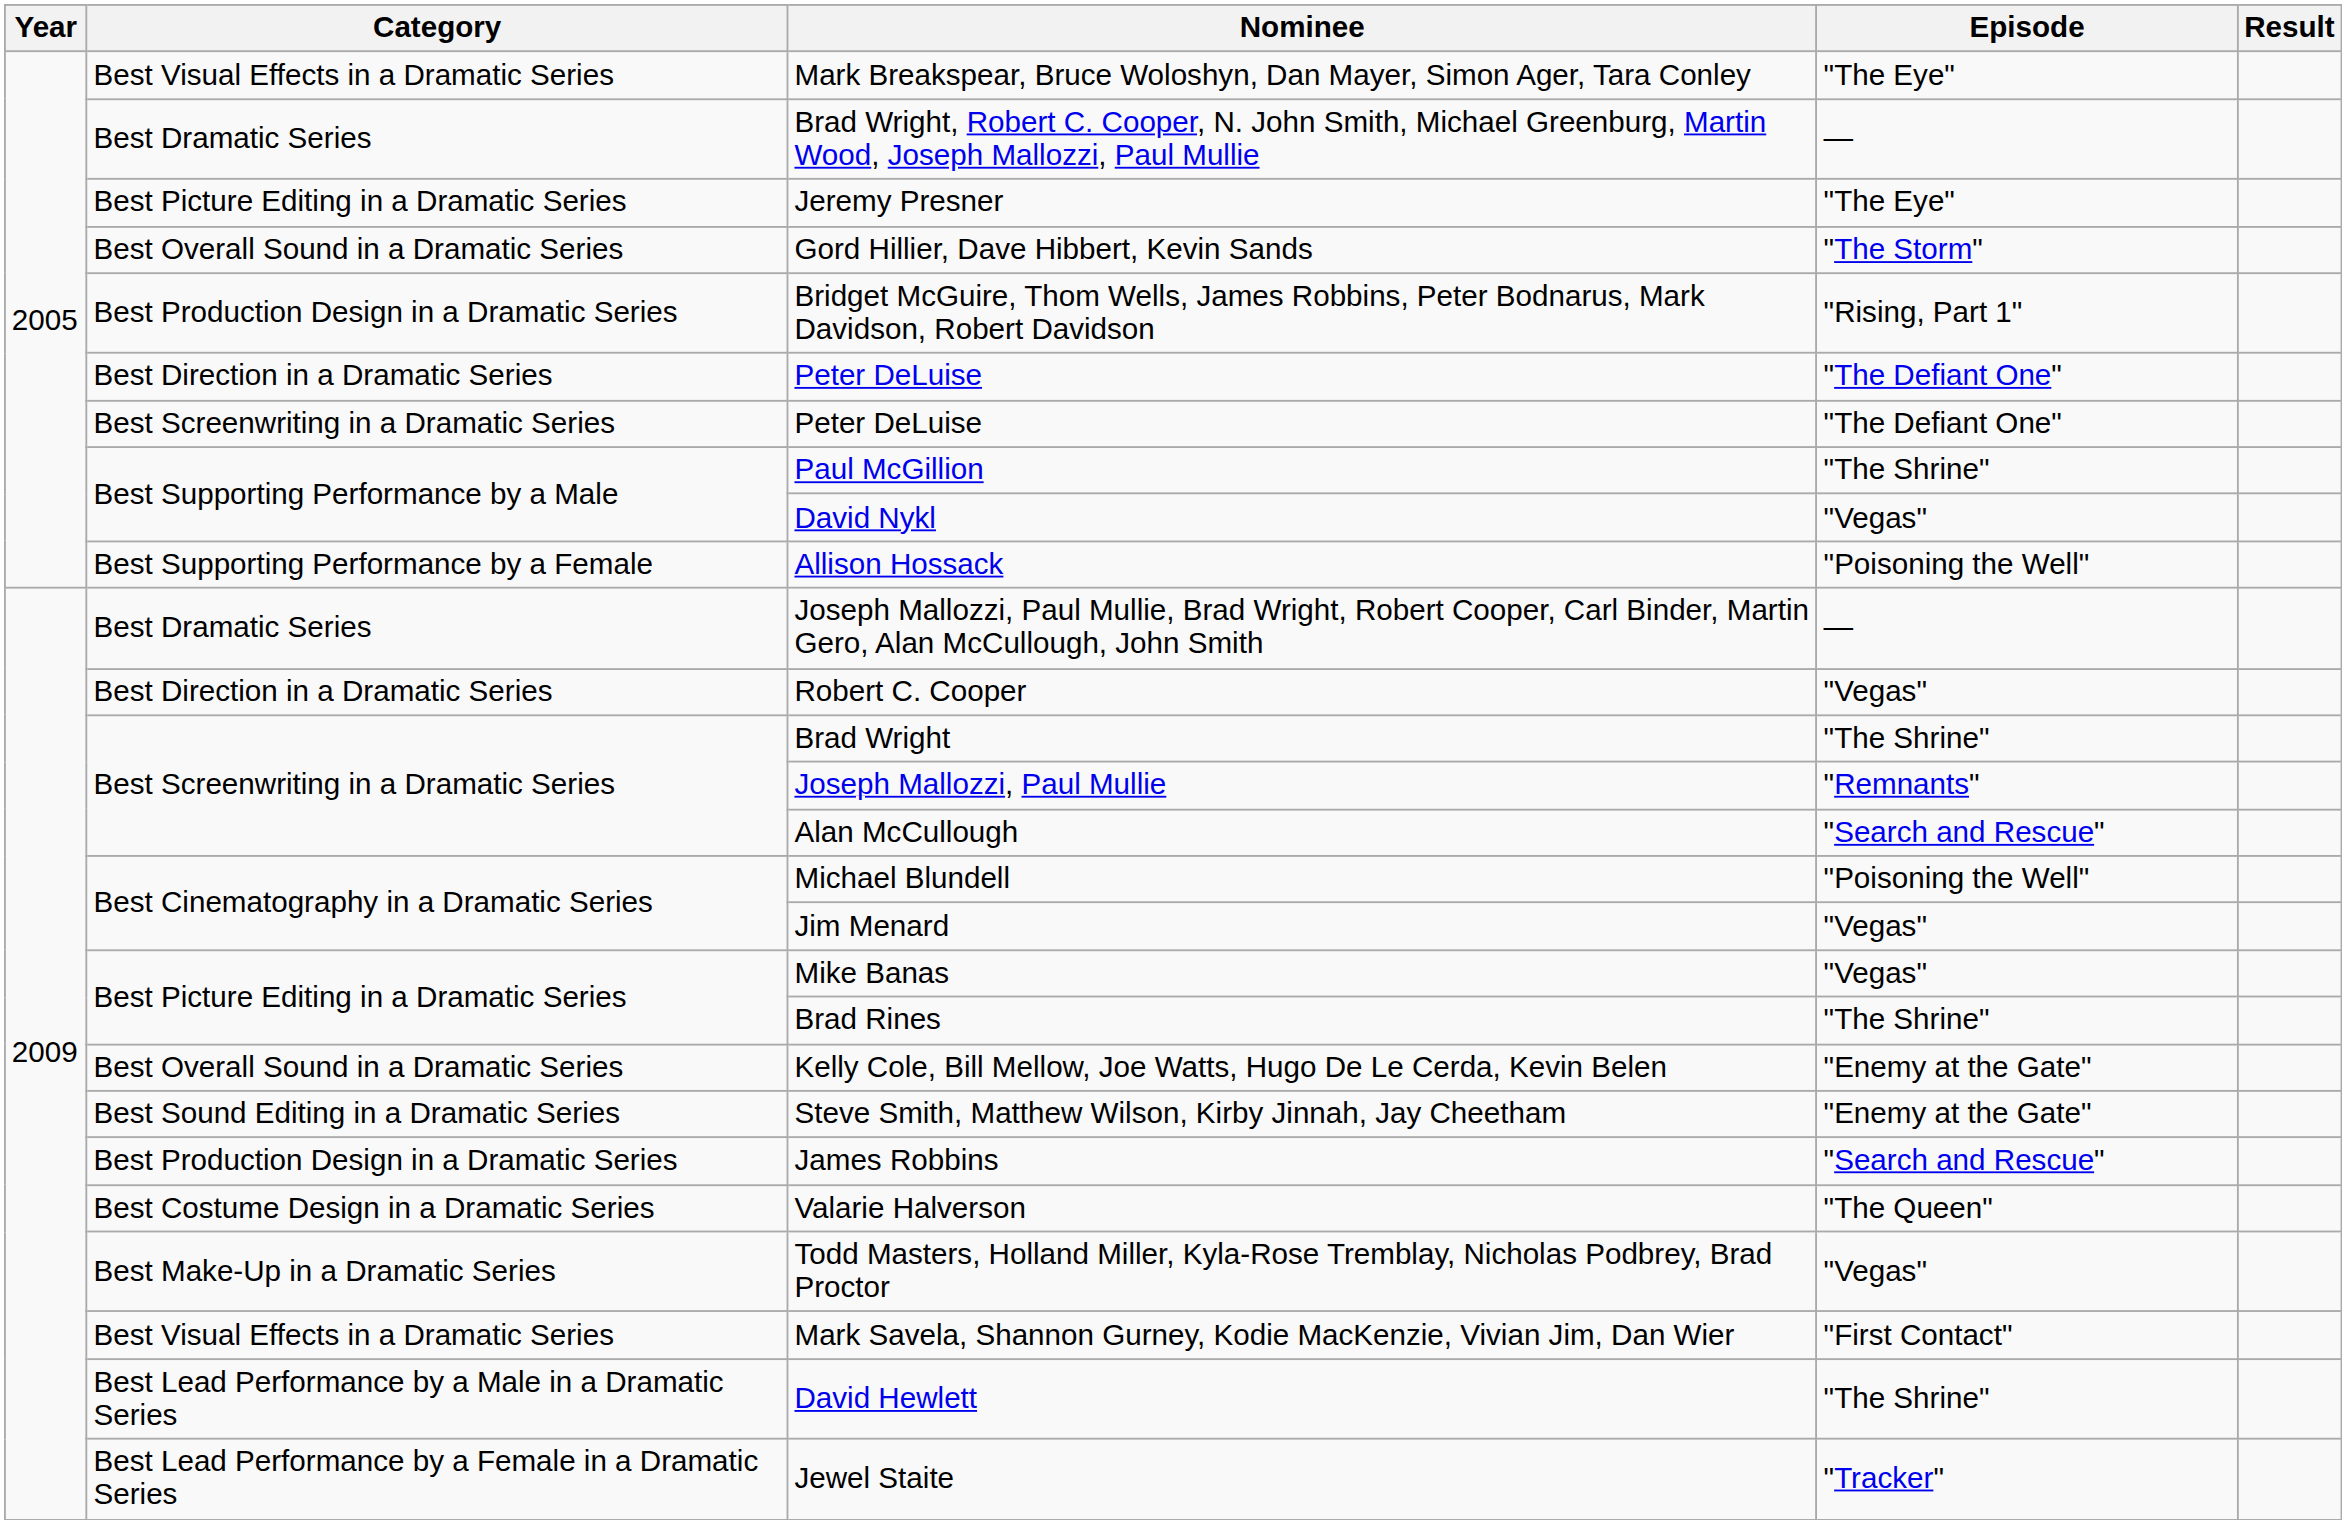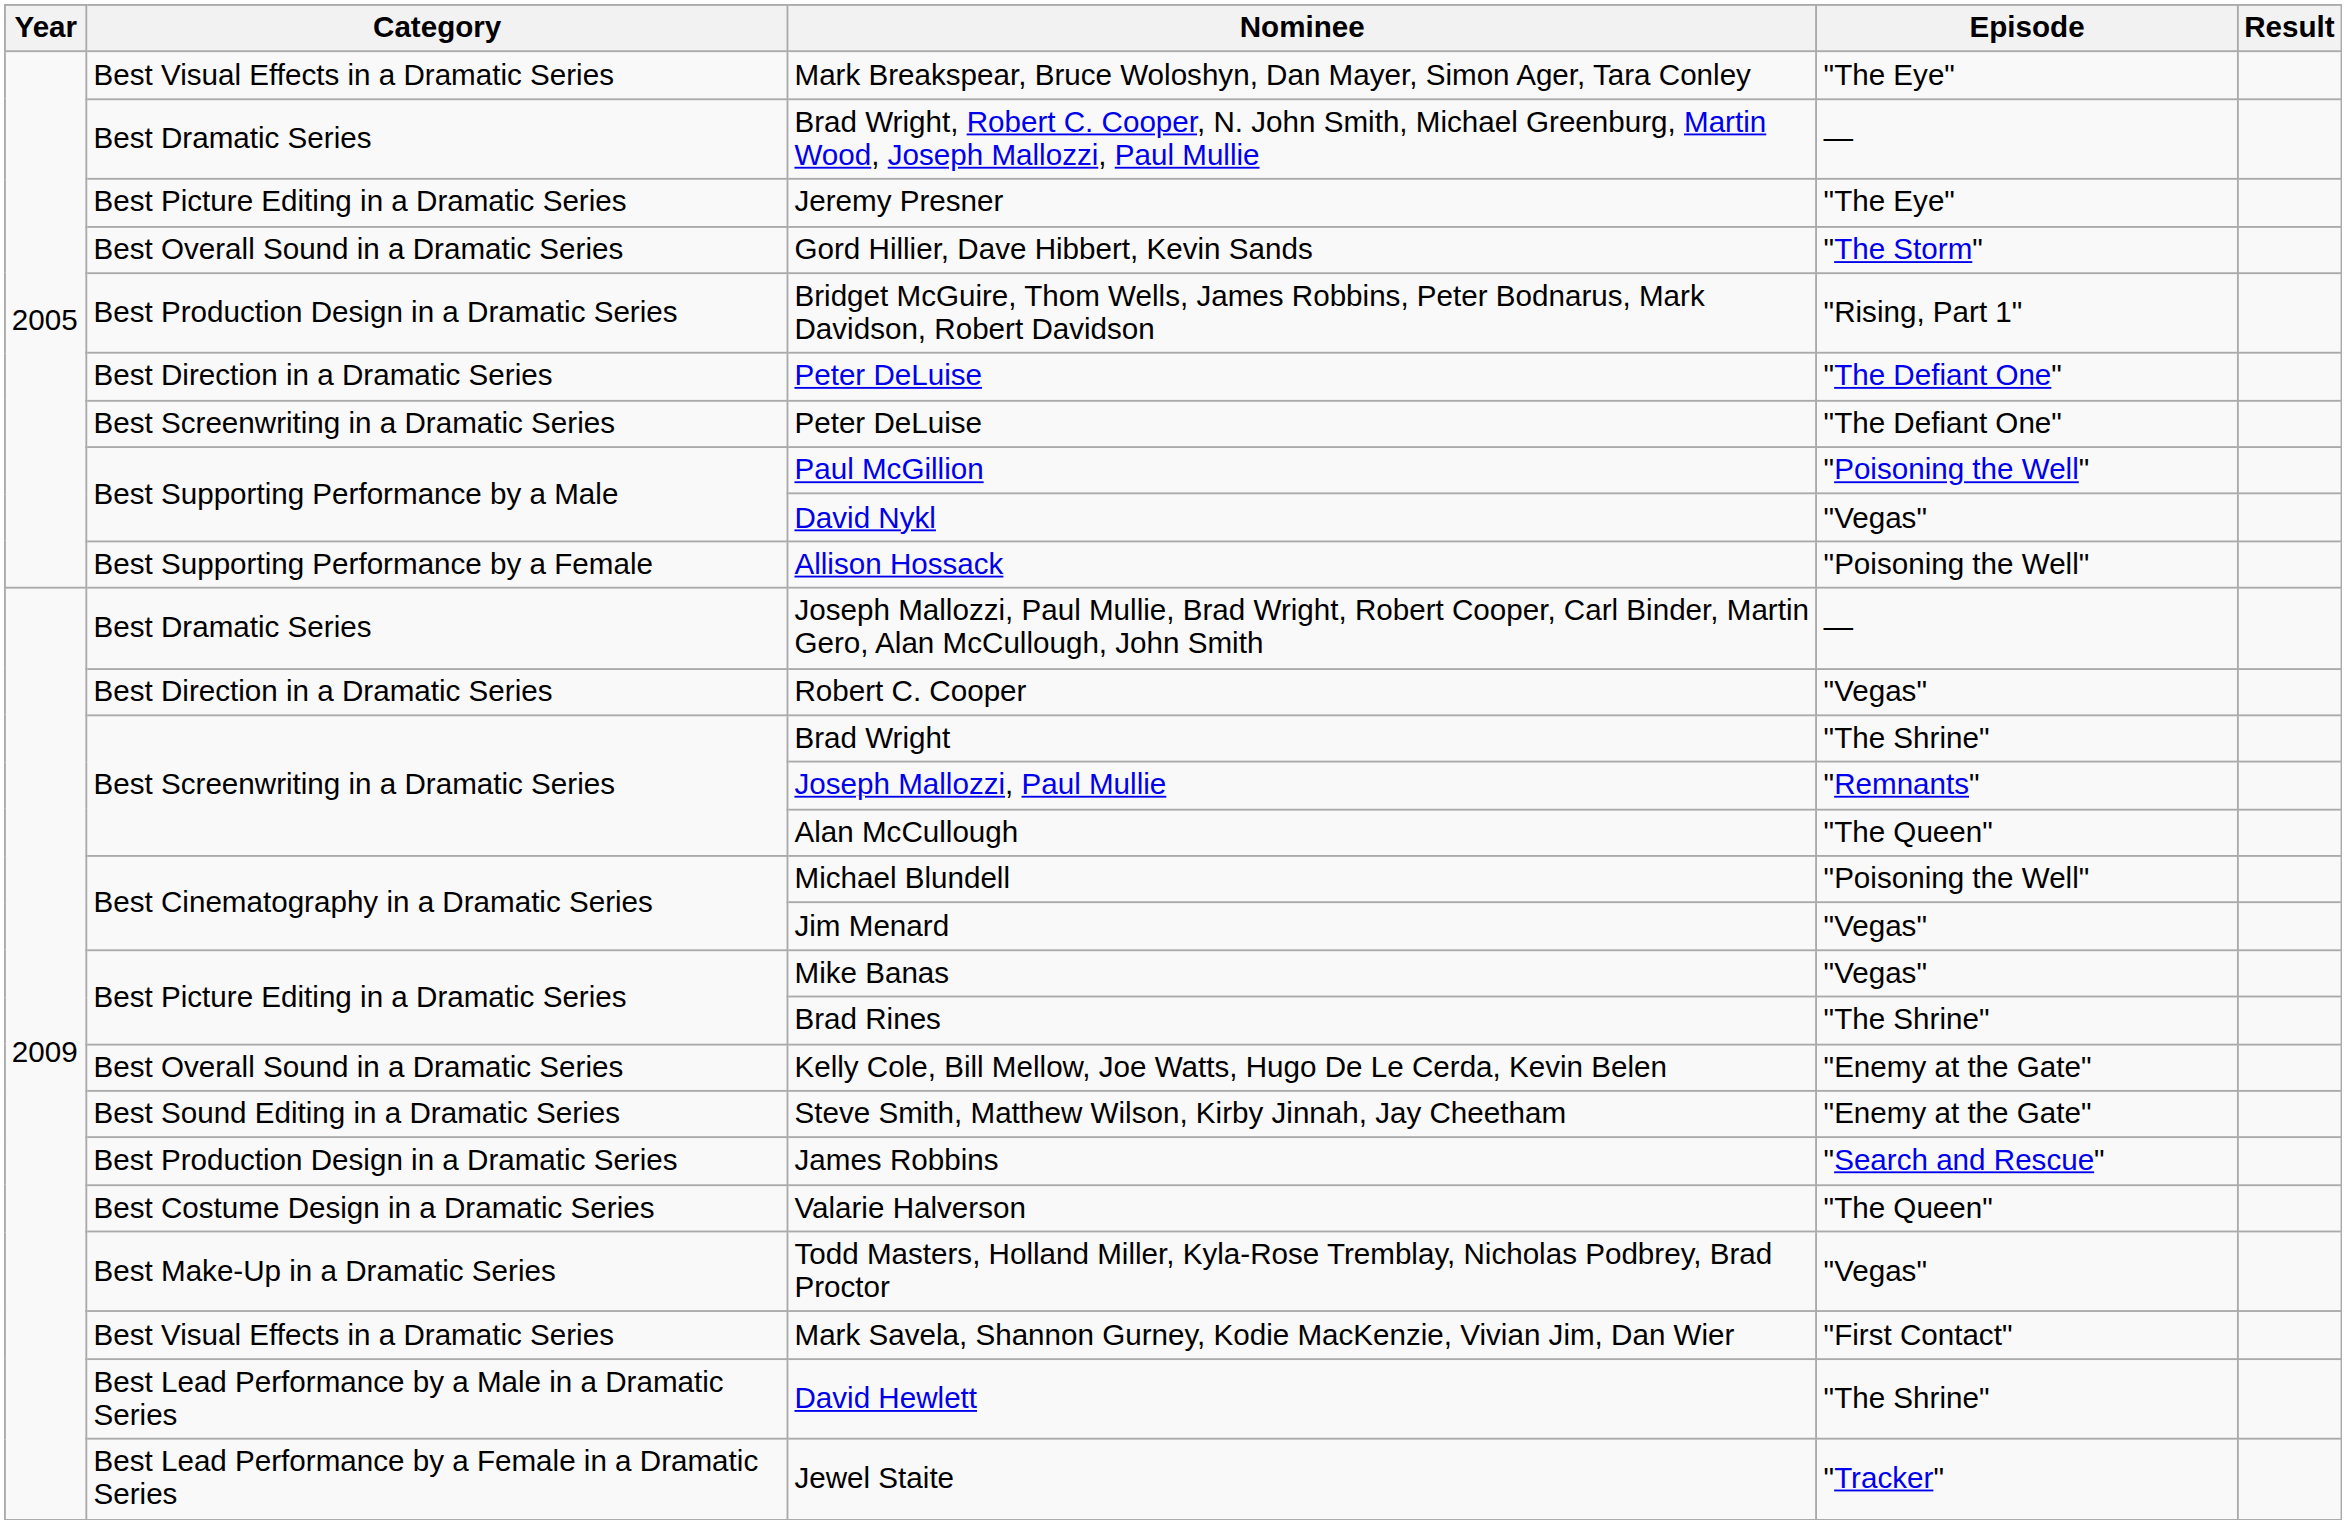(1907, 470) "The Shrine" -> (1956, 470) "Poisoning the Well"
(1964, 832) "Search and Rescue" -> (1908, 832) "The Queen"
